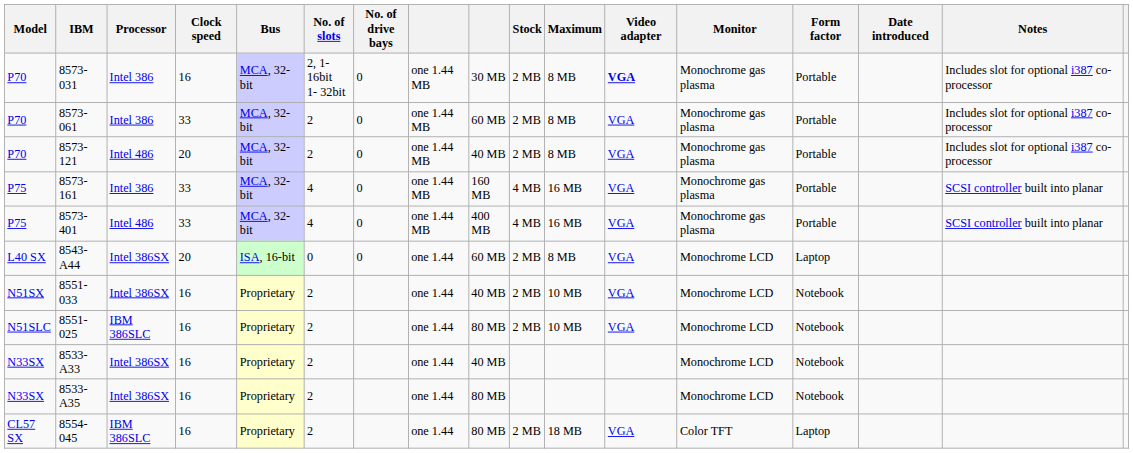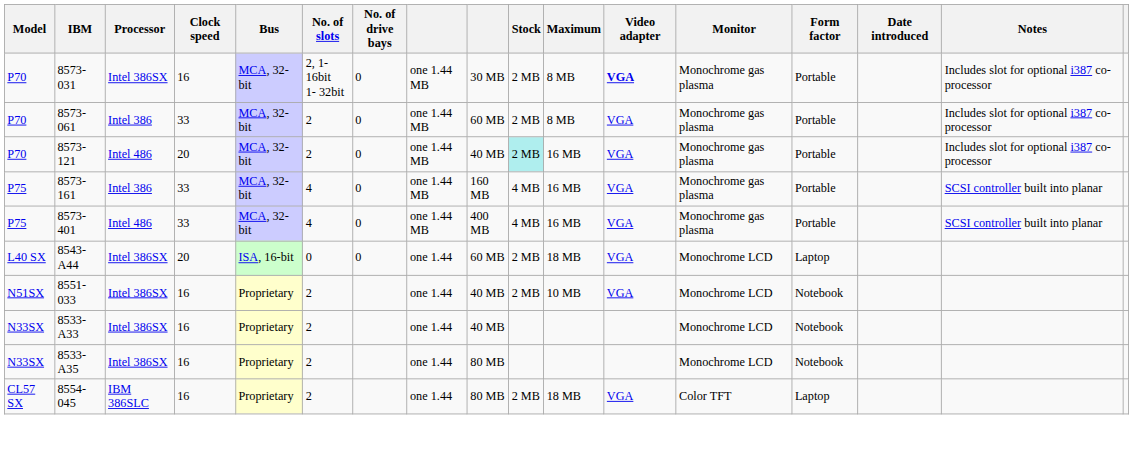(131, 77) Intel 386 -> (138, 77) Intel 386SX
(527, 153) no background -> (526, 153) paleturquoise background
(562, 153) 8 MB -> (564, 153) 16 MB
(562, 257) 8 MB -> (564, 257) 18 MB
- row: (73, 326)
